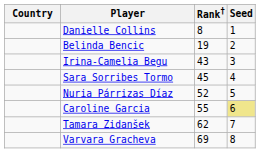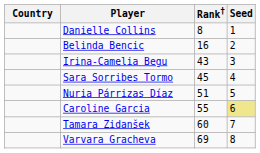(203, 46) 19 -> (203, 46) 16
(203, 93) 52 -> (203, 93) 51
(203, 124) 62 -> (203, 124) 60
